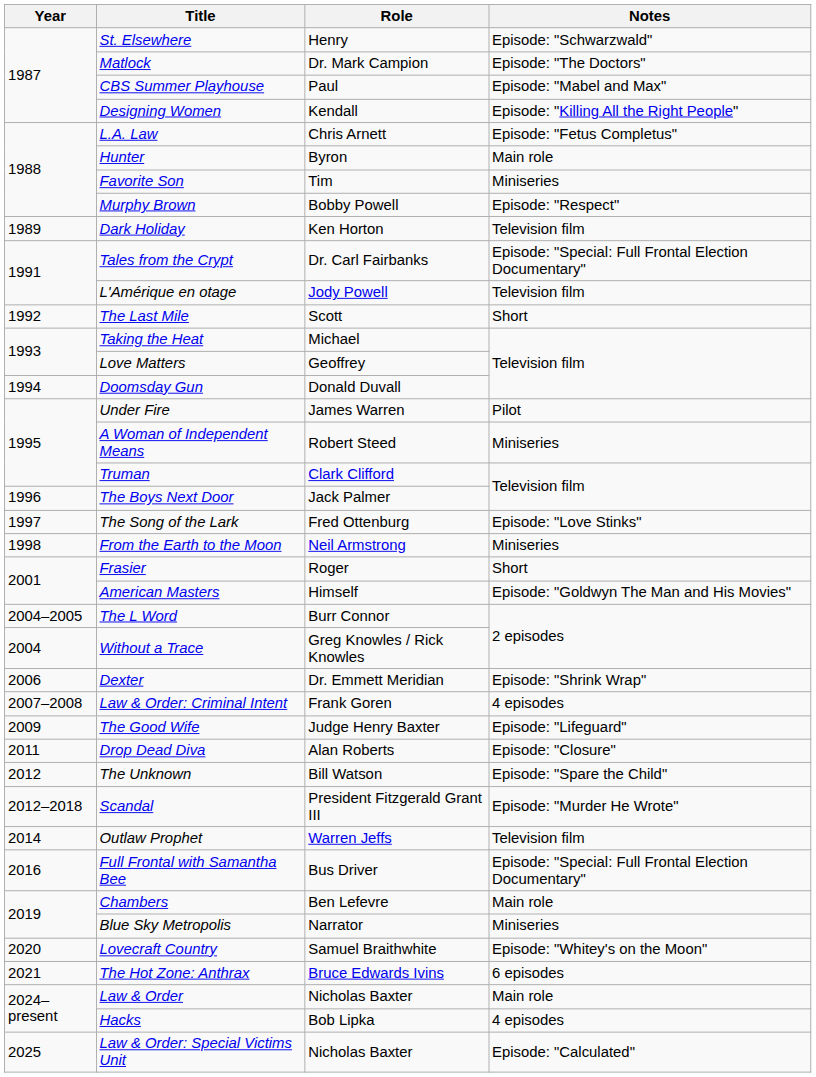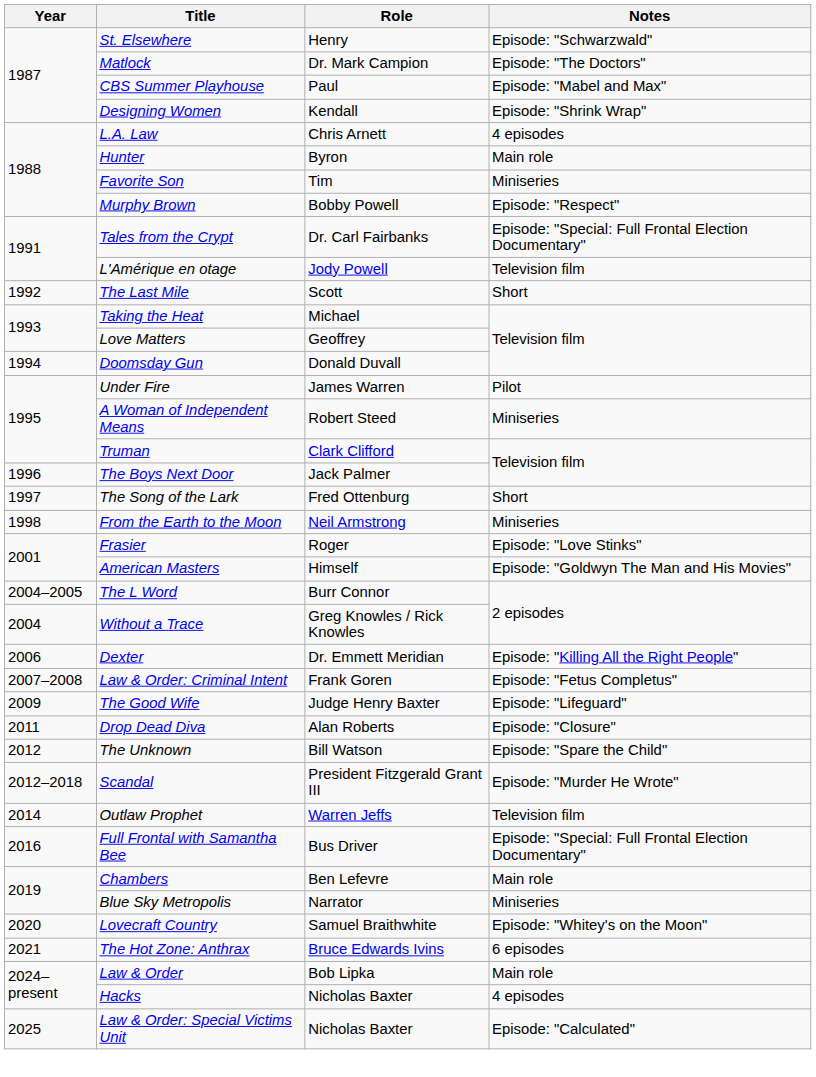(615, 110) Episode: "Killing All the Right People" -> (569, 110) Episode: "Shrink Wrap"
(585, 134) Episode: "Fetus Completus" -> (528, 134) 4 episodes
- row: (142, 228)
(567, 521) Episode: "Love Stinks" -> (510, 498) Short
(510, 568) Short -> (567, 545) Episode: "Love Stinks"
(569, 680) Episode: "Shrink Wrap" -> (615, 656) Episode: "Killing All the Right People"
(528, 703) 4 episodes -> (585, 680) Episode: "Fetus Completus"
(360, 996) Nicholas Baxter -> (341, 973) Bob Lipka
(341, 1020) Bob Lipka -> (360, 996) Nicholas Baxter
